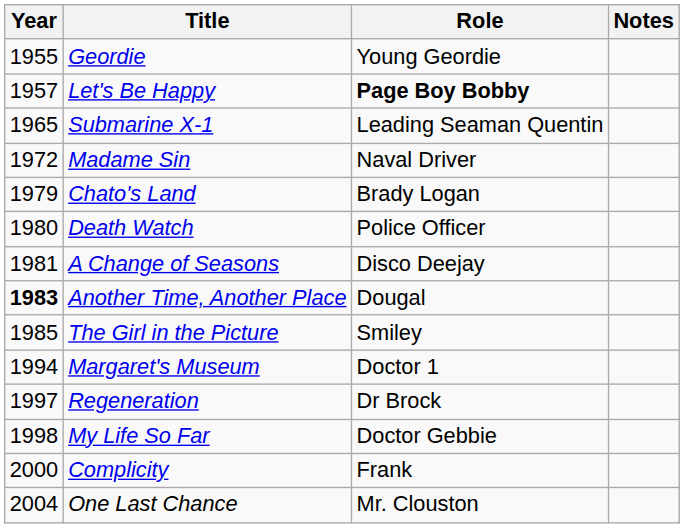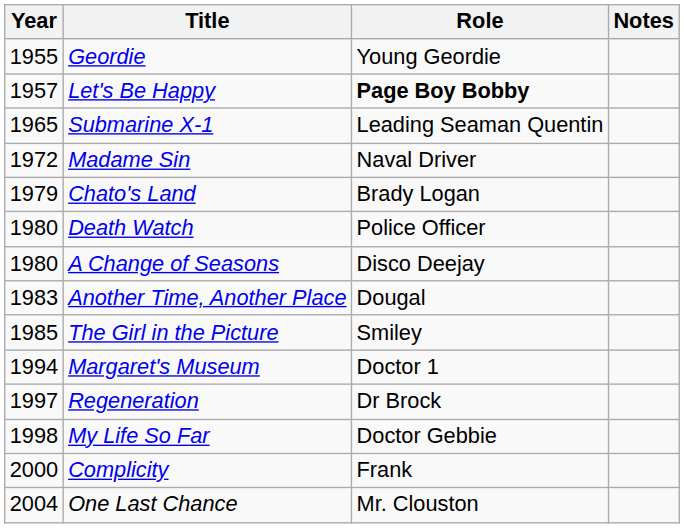(34, 263) 1981 -> (34, 263) 1980
(34, 297) bold -> (34, 297) normal
